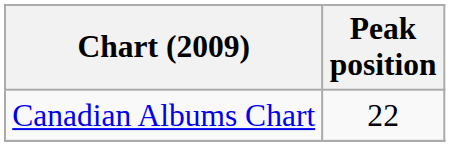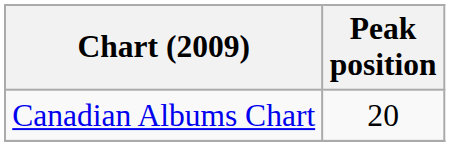(383, 114) 22 -> (383, 114) 20
